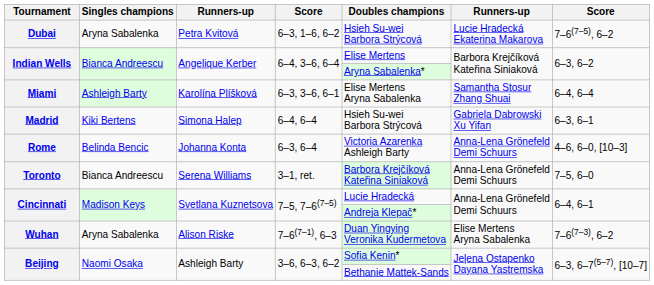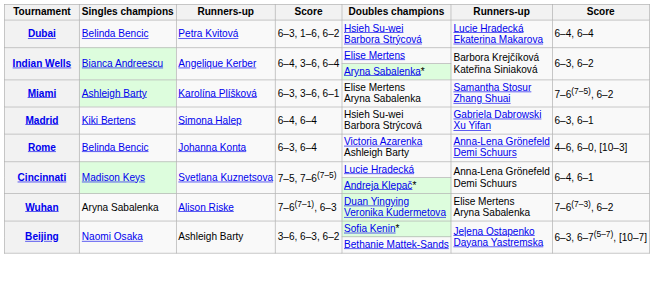(120, 34) Aryna Sabalenka -> (115, 34) Belinda Bencic
(584, 34) 7–6(7–5), 6–2 -> (574, 34) 6–4, 6–4
(574, 93) 6–4, 6–4 -> (584, 93) 7–6(7–5), 6–2
- row: (42, 175)
